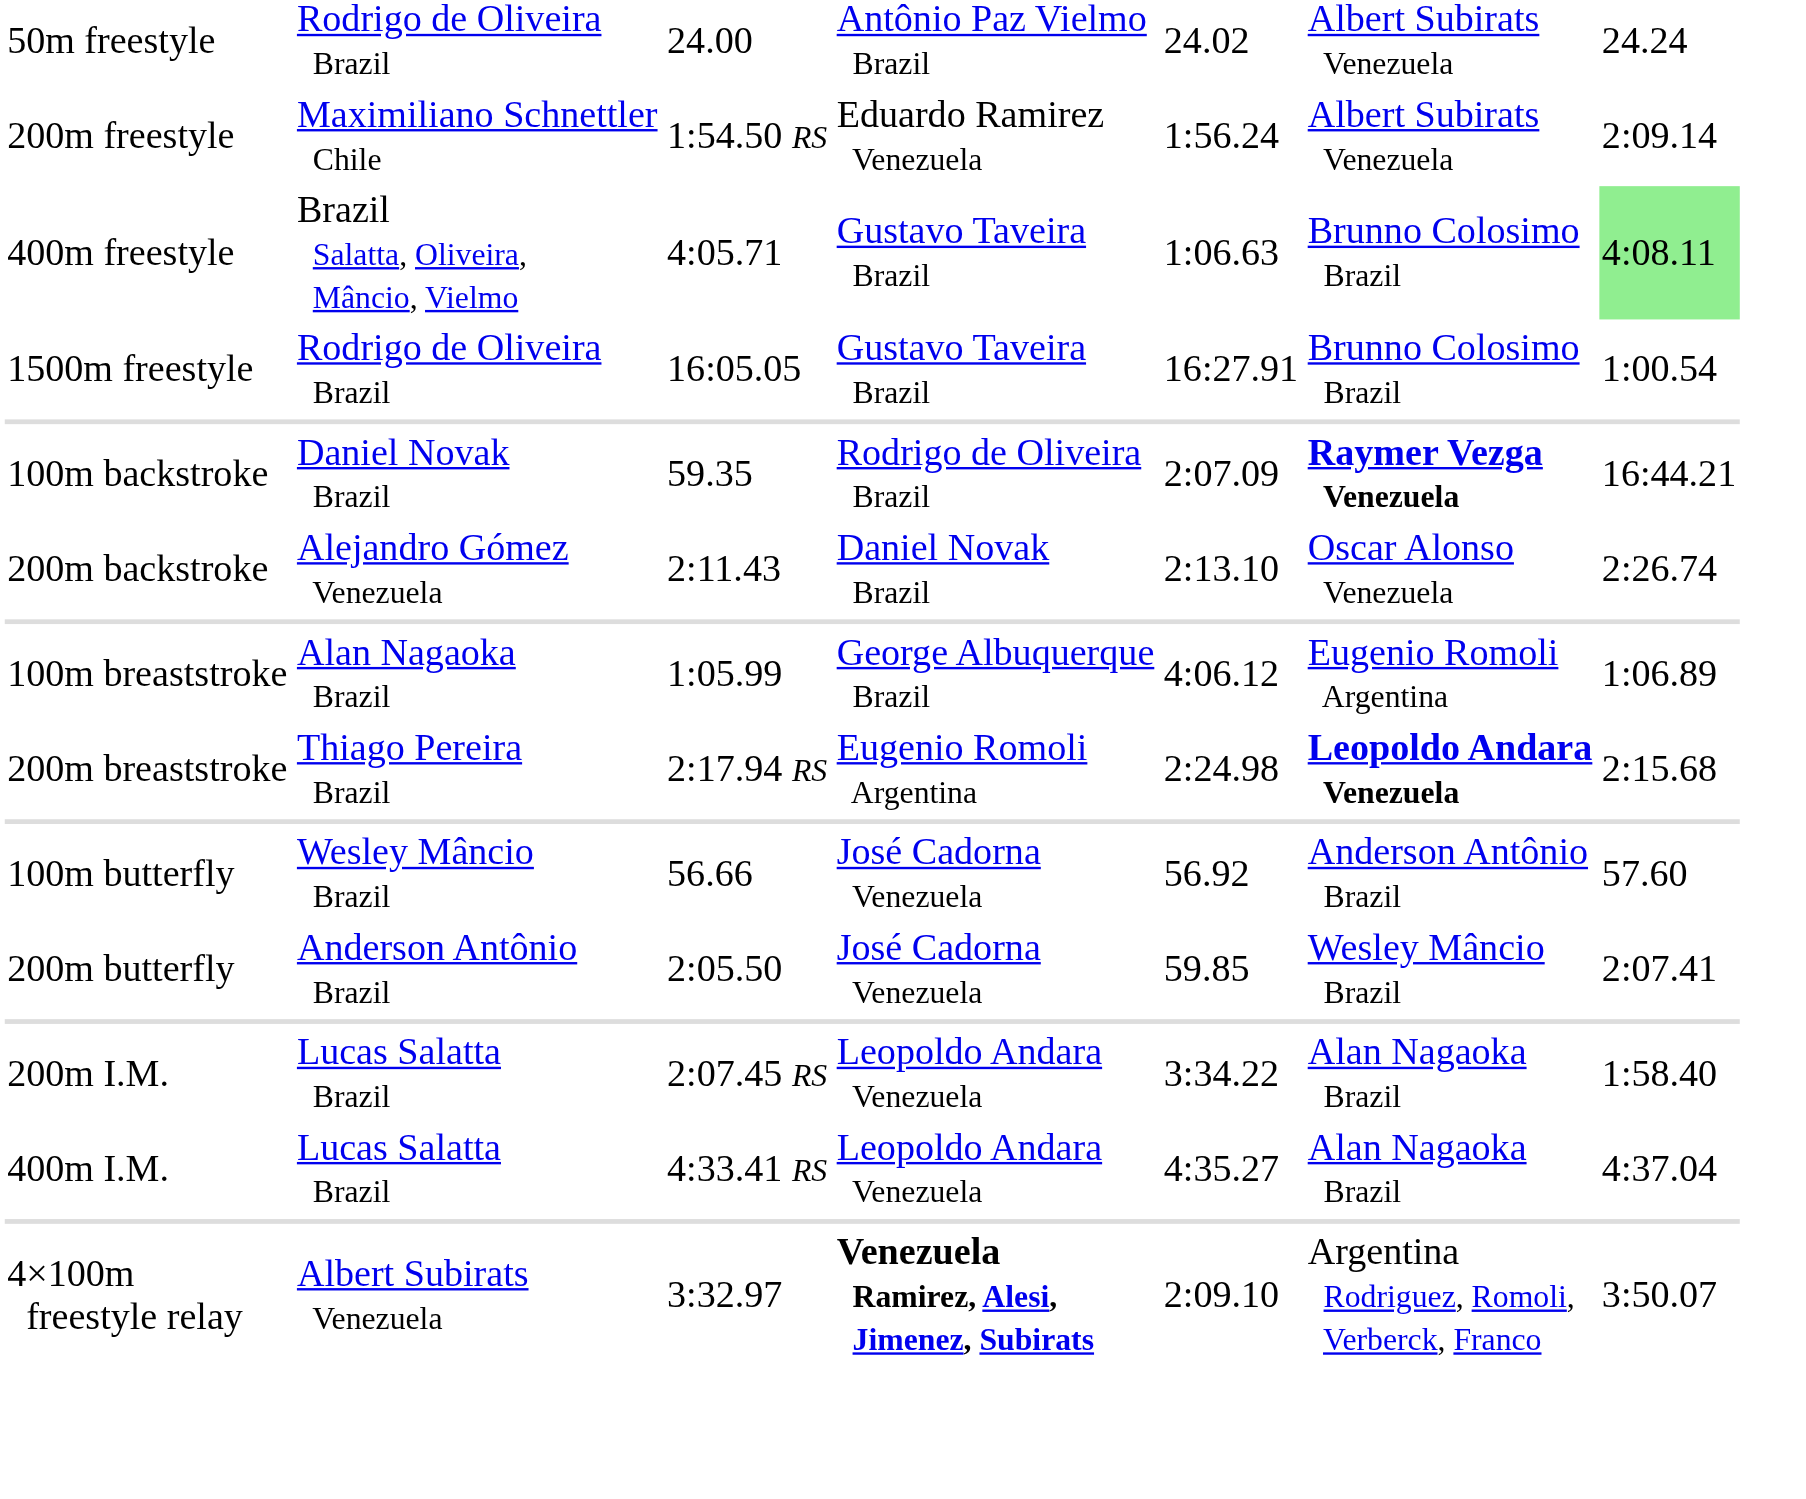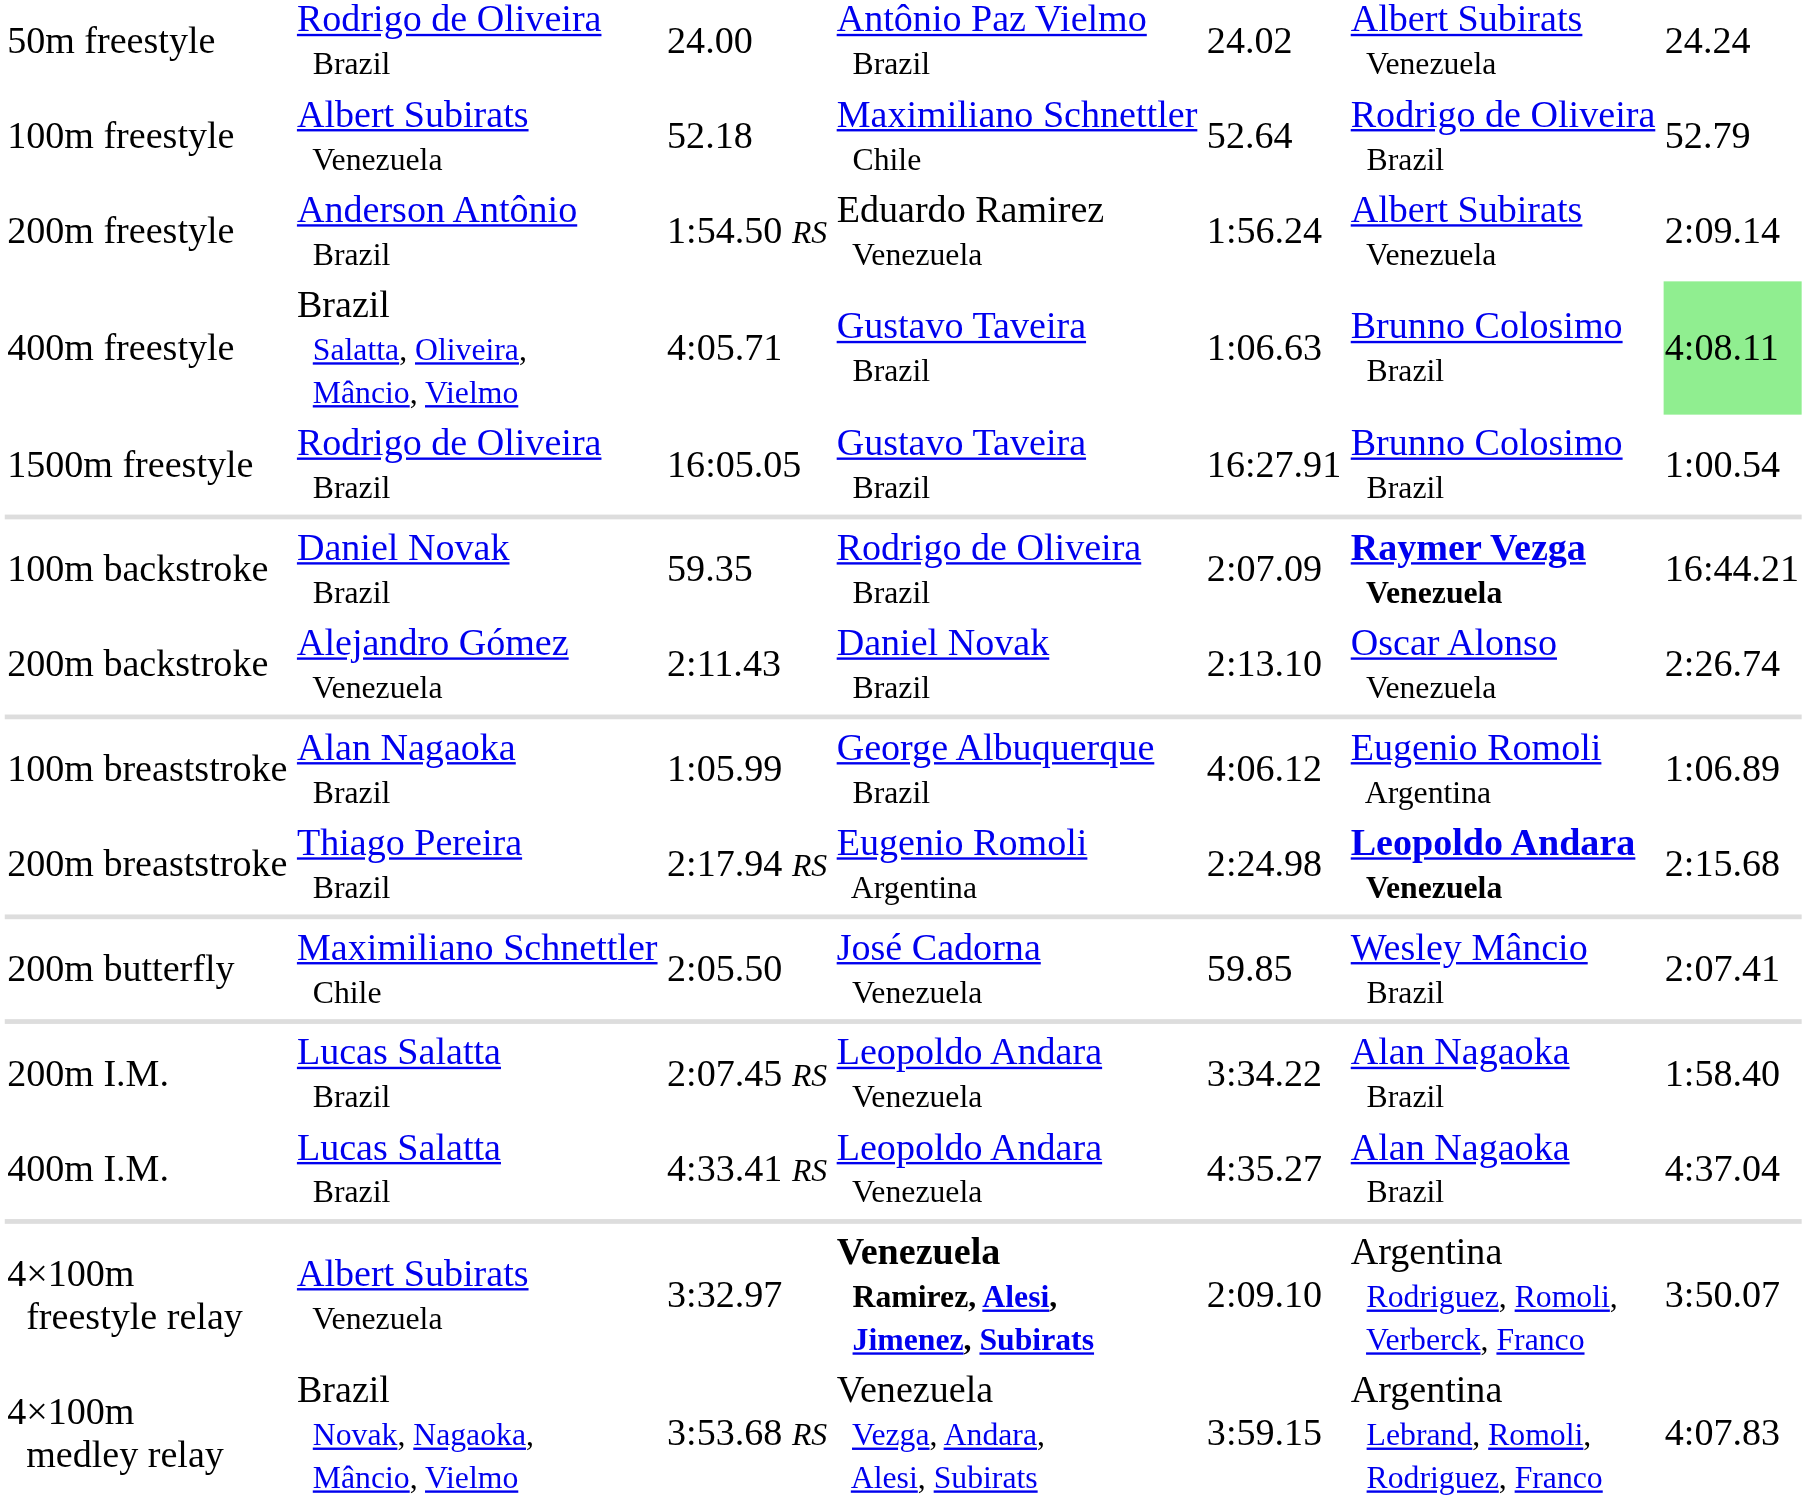+ row: (121, 135)
(477, 135) Maximiliano Schnettler Chile -> (437, 230) Anderson Antônio Brazil
- row: (121, 873)
(437, 968) Anderson Antônio Brazil -> (477, 968) Maximiliano Schnettler Chile
+ row: (116, 1432)
